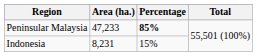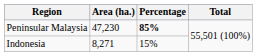(106, 28) 47,233 -> (106, 28) 47,230
(103, 43) 8,231 -> (103, 43) 8,271
